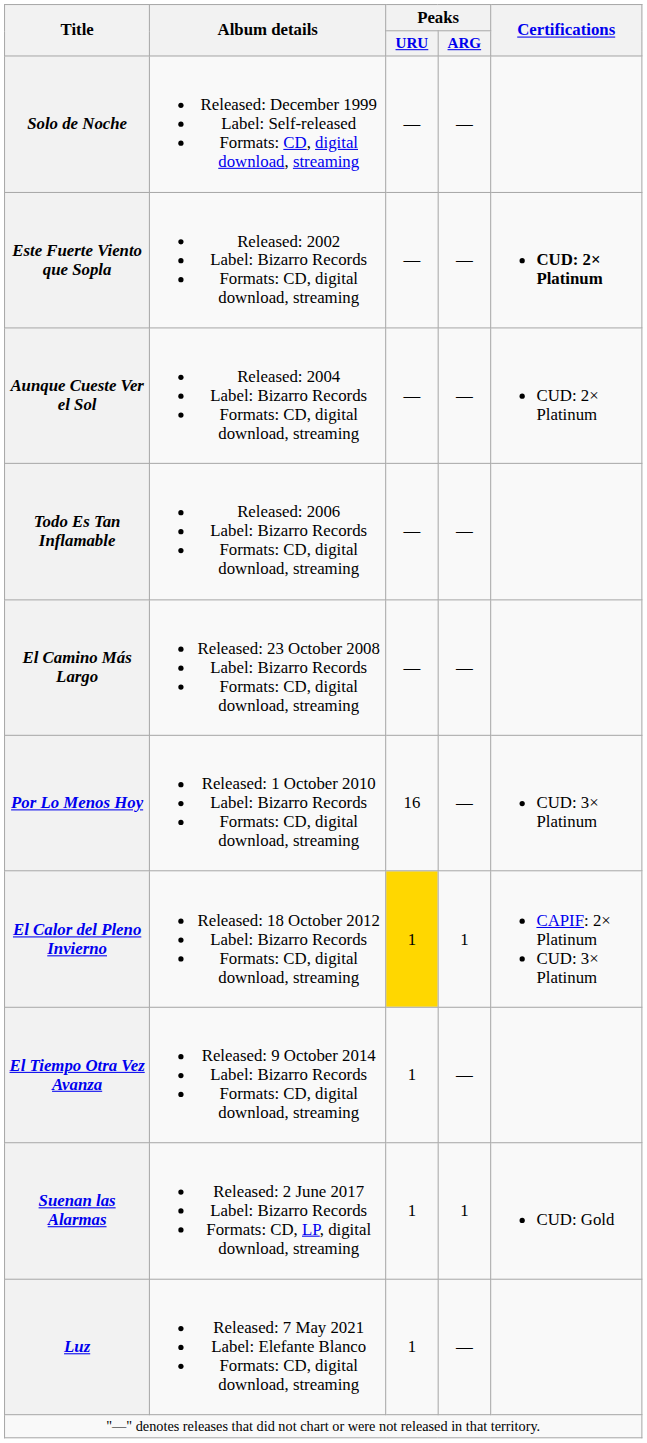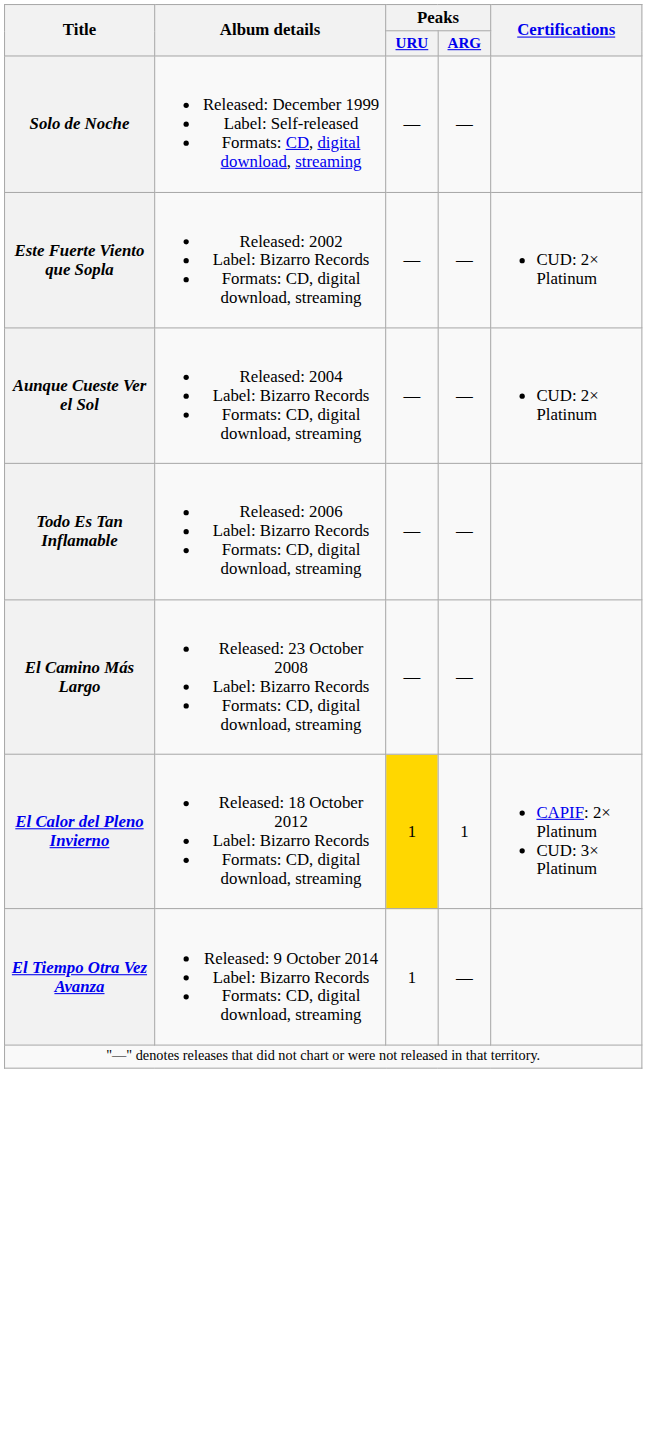(566, 269) bold -> (566, 269) normal
- row: (77, 803)
- row: (77, 1210)
- row: (77, 1346)
